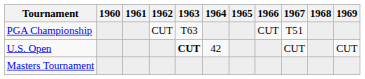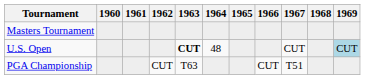rows swapped: (50, 66) <-> (49, 31)
(216, 48) 42 -> (216, 48) 48
(347, 48) no background -> (347, 48) lightblue background
